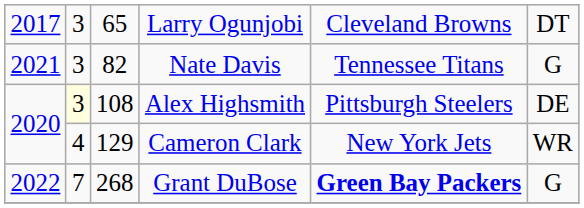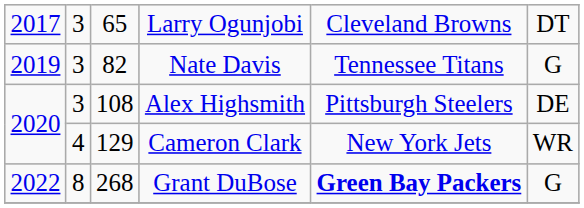(35, 63) 2021 -> (35, 63) 2019
(78, 103) lightyellow background -> (78, 103) no background
(78, 182) 7 -> (78, 182) 8
